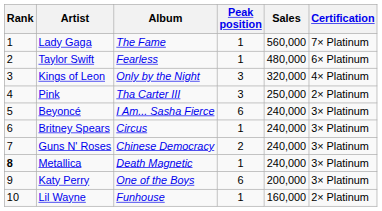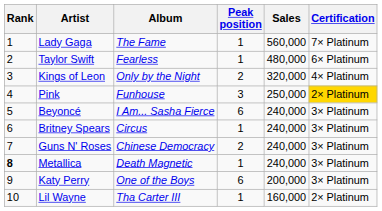(241, 77) 3 -> (241, 77) 2
(148, 94) Tha Carter III -> (141, 94) Funhouse
(340, 94) no background -> (340, 94) gold background
(141, 197) Funhouse -> (148, 197) Tha Carter III
